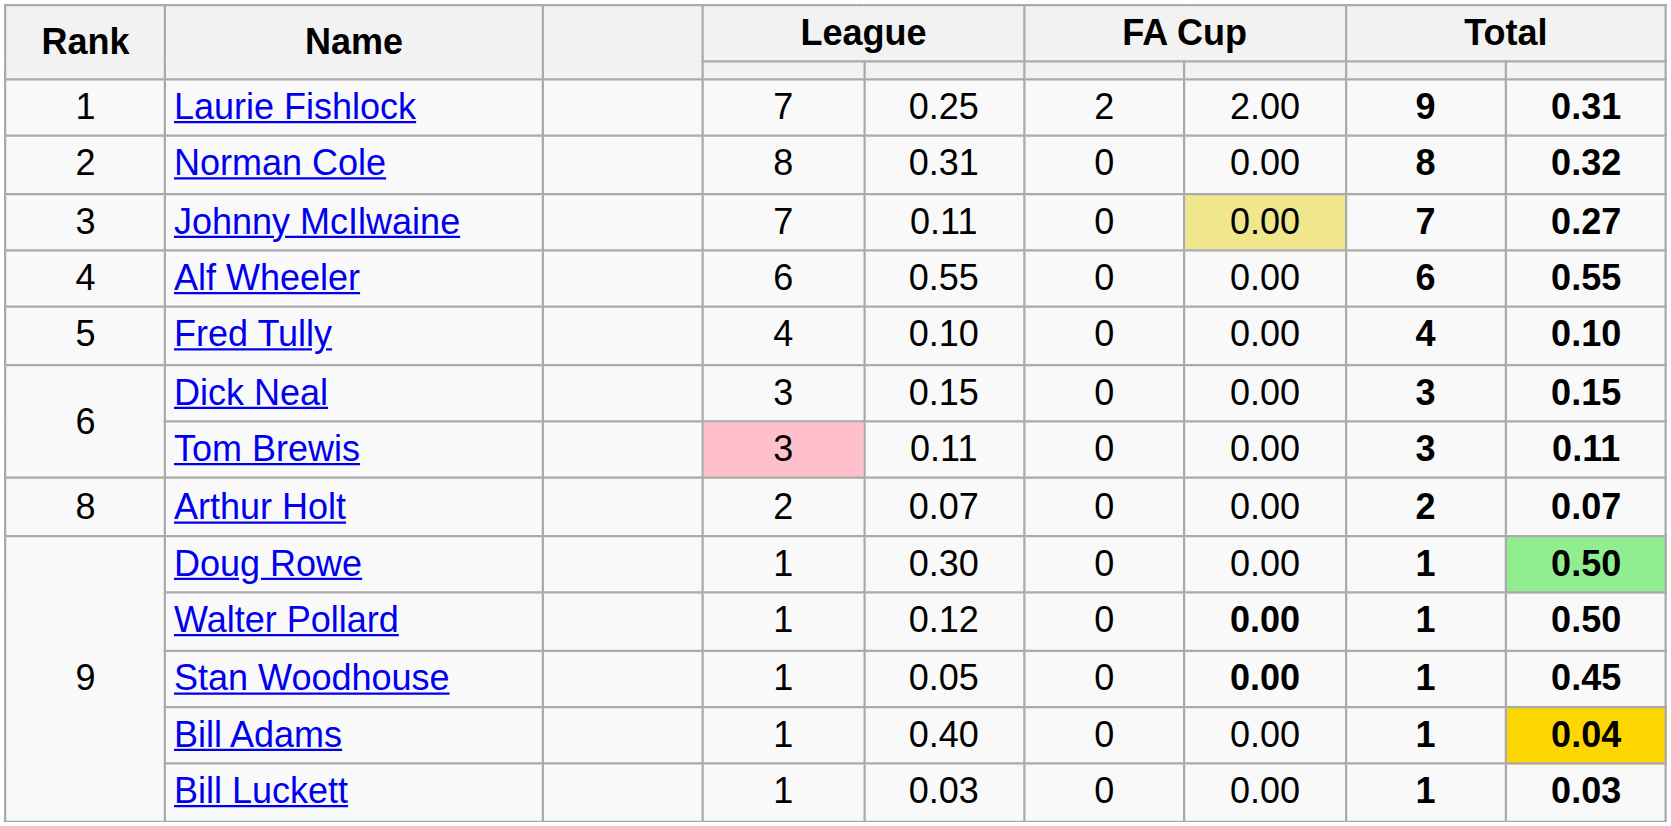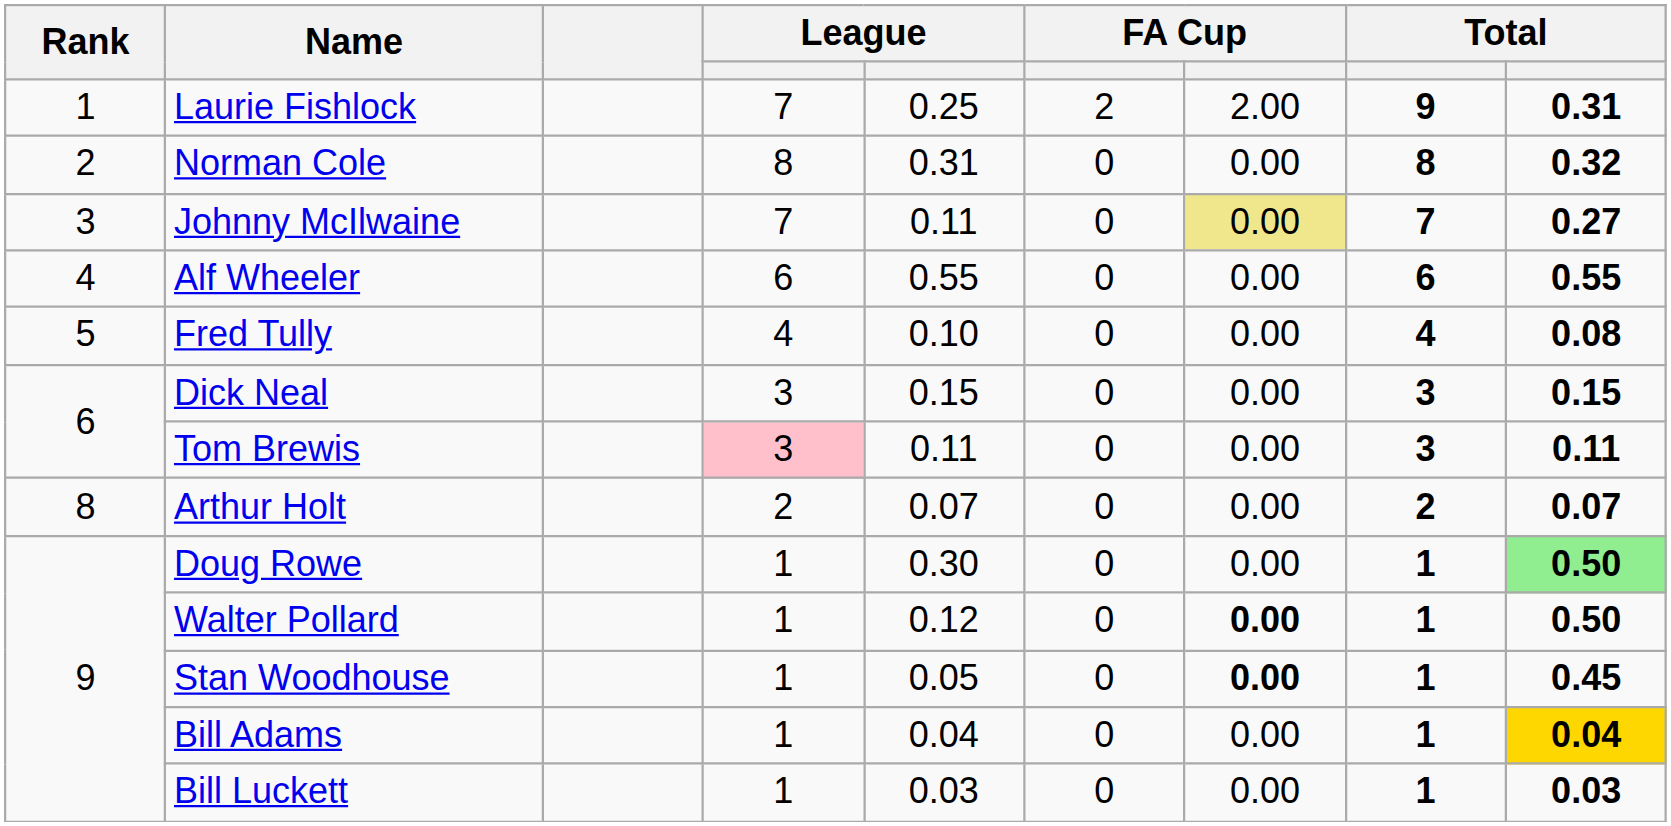(1586, 335) 0.10 -> (1586, 335) 0.08
(944, 734) 0.40 -> (944, 734) 0.04
